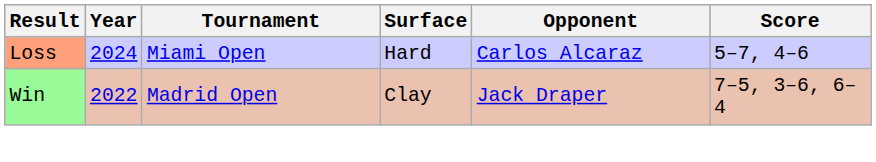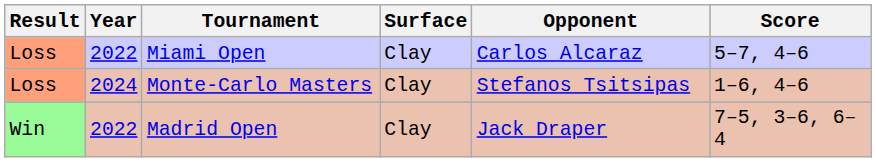(114, 53) 2024 -> (114, 53) 2022
(408, 53) Hard -> (408, 53) Clay
+ row: (260, 85)
